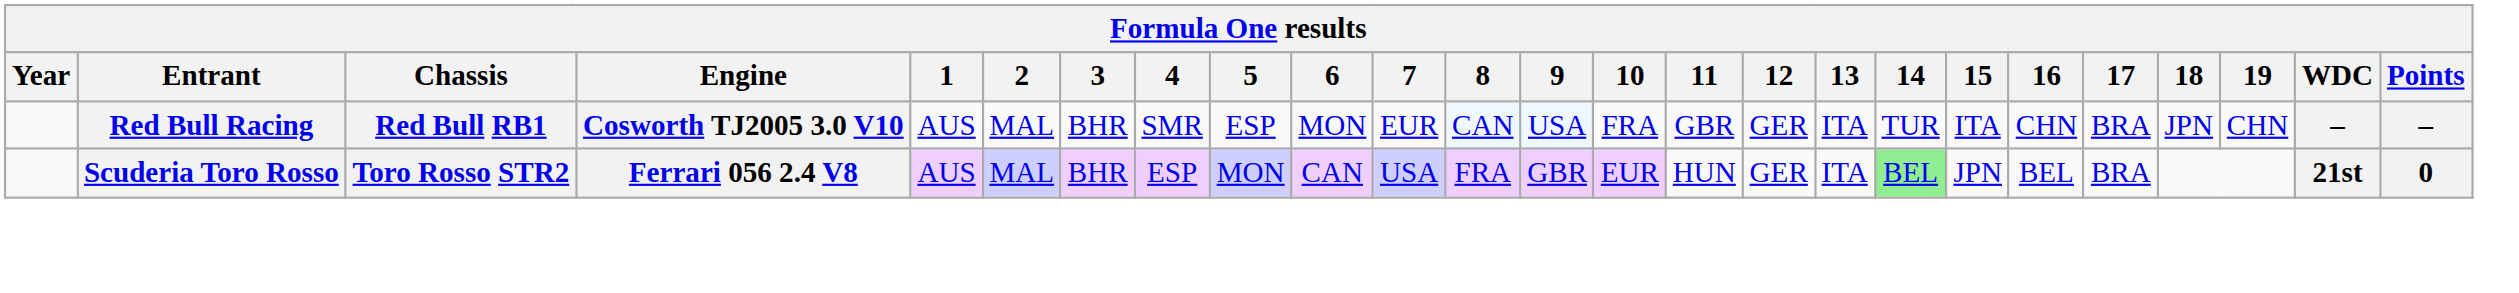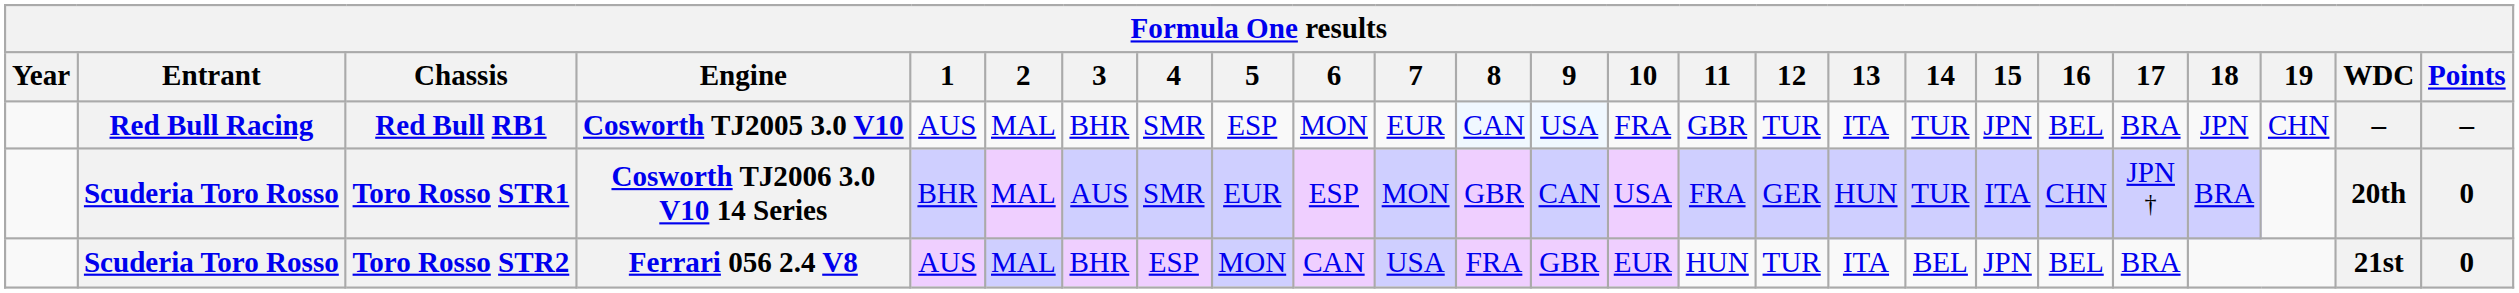(1779, 124) GER -> (1792, 124) TUR
(1978, 124) ITA -> (2008, 124) JPN
(2046, 124) CHN -> (2076, 124) BEL
+ row: (461, 193)
(1779, 172) GER -> (1792, 261) TUR
(1911, 172) lightgreen background -> (1940, 261) no background
